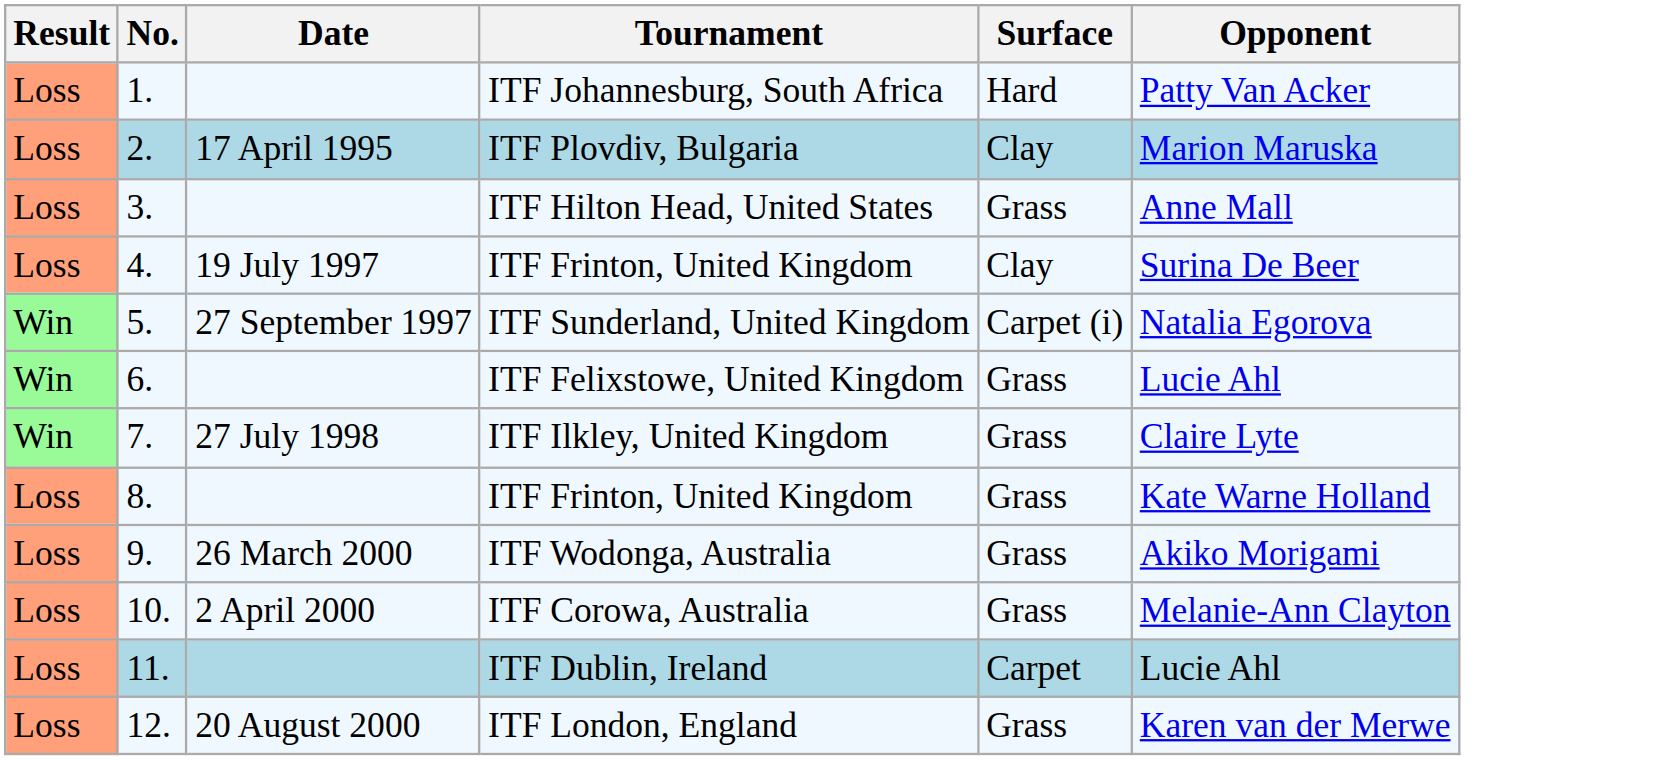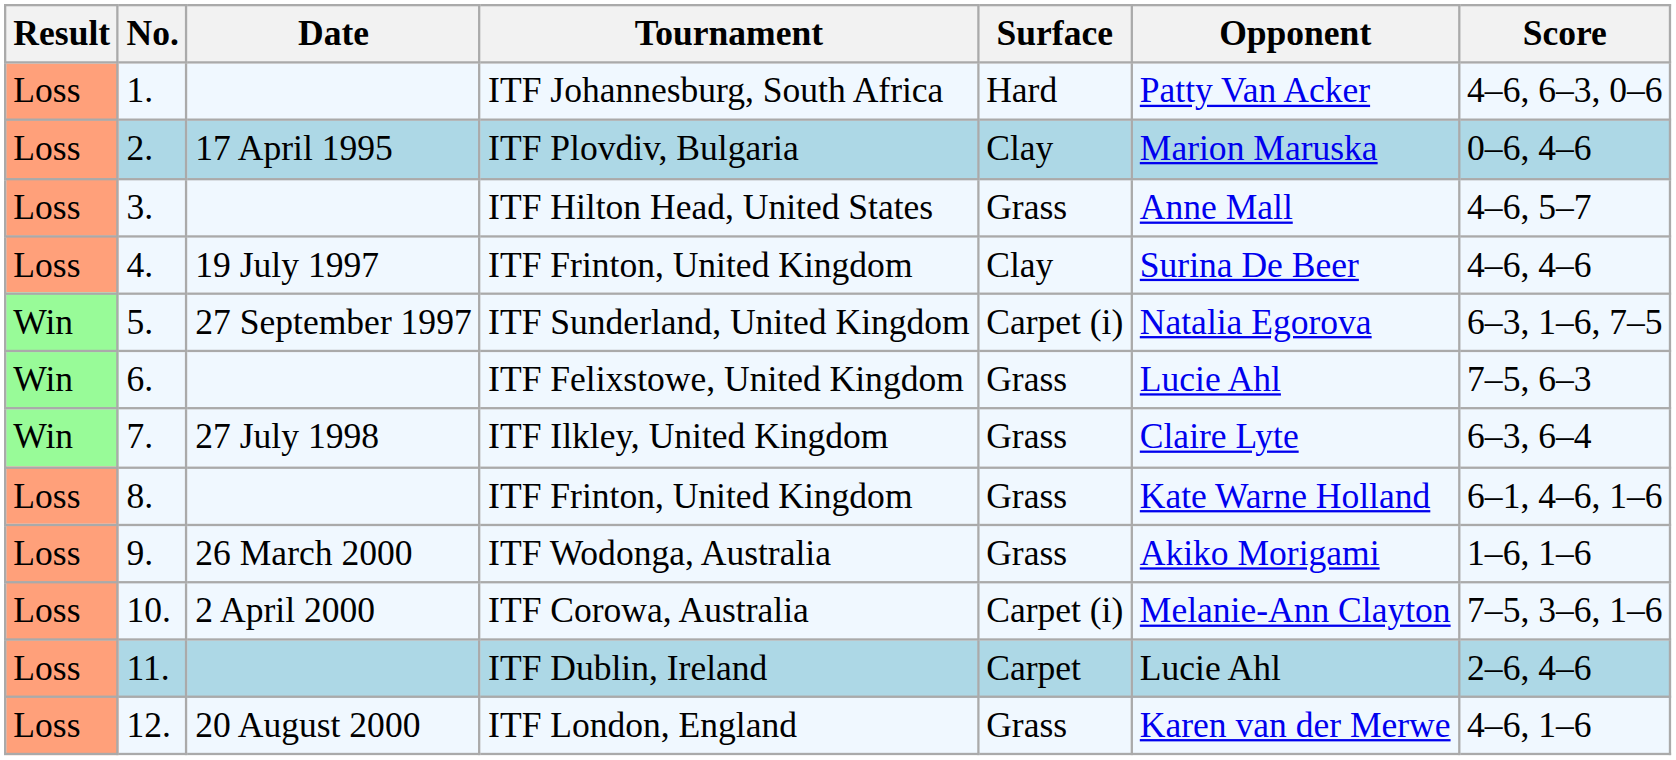+ column: (1565, 32)
(1027, 609) Grass -> (1055, 609) Carpet (i)
